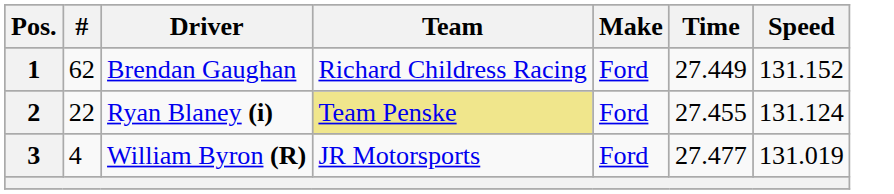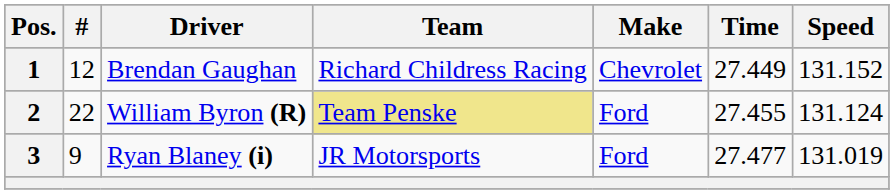(82, 69) 62 -> (82, 69) 12
(624, 69) Ford -> (651, 69) Chevrolet
(190, 112) Ryan Blaney (i) -> (207, 112) William Byron (R)
(75, 155) 4 -> (75, 155) 9
(207, 155) William Byron (R) -> (190, 155) Ryan Blaney (i)
